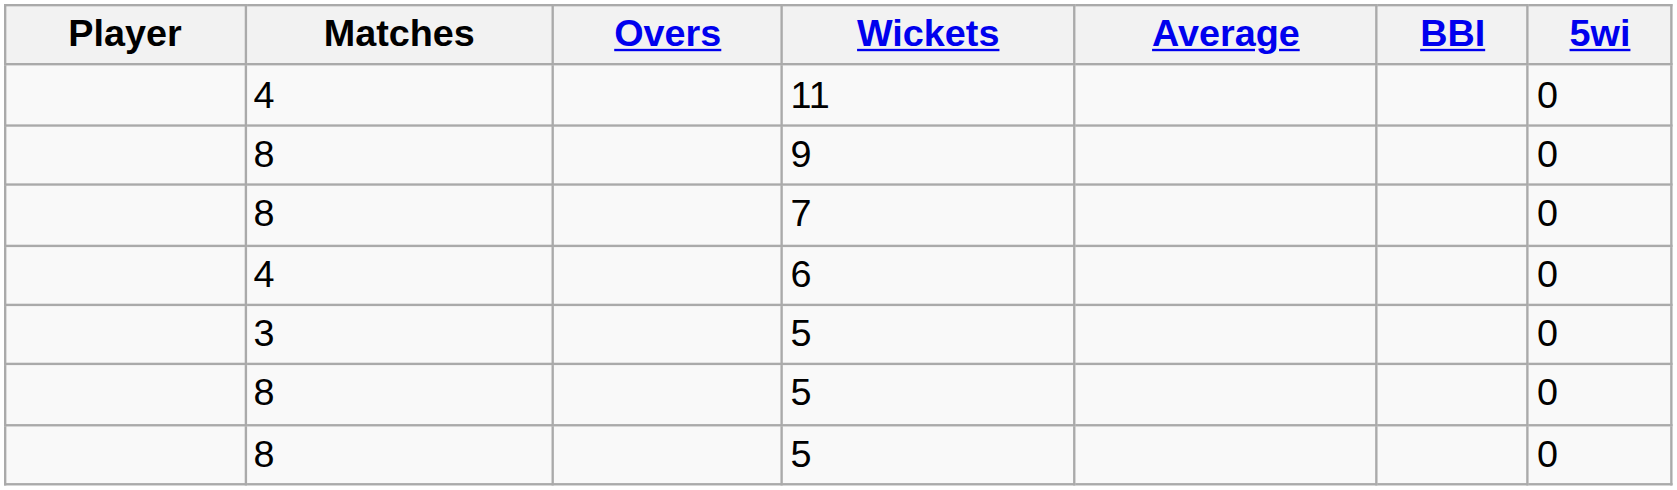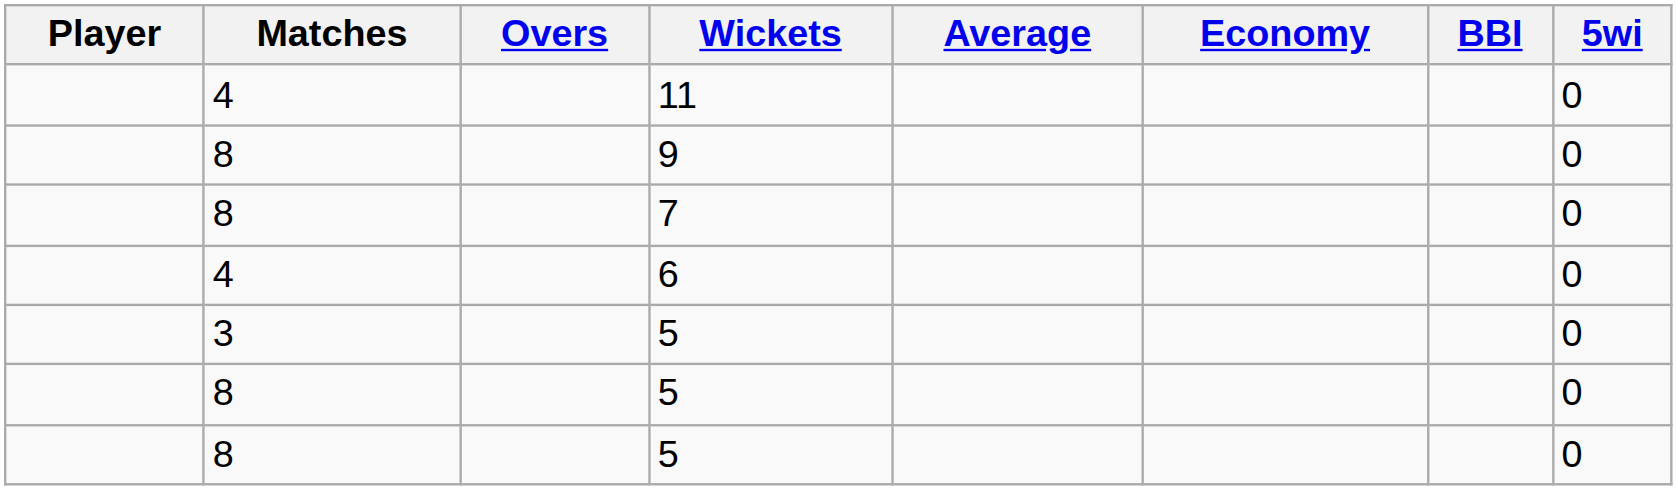+ column: (1285, 34)
